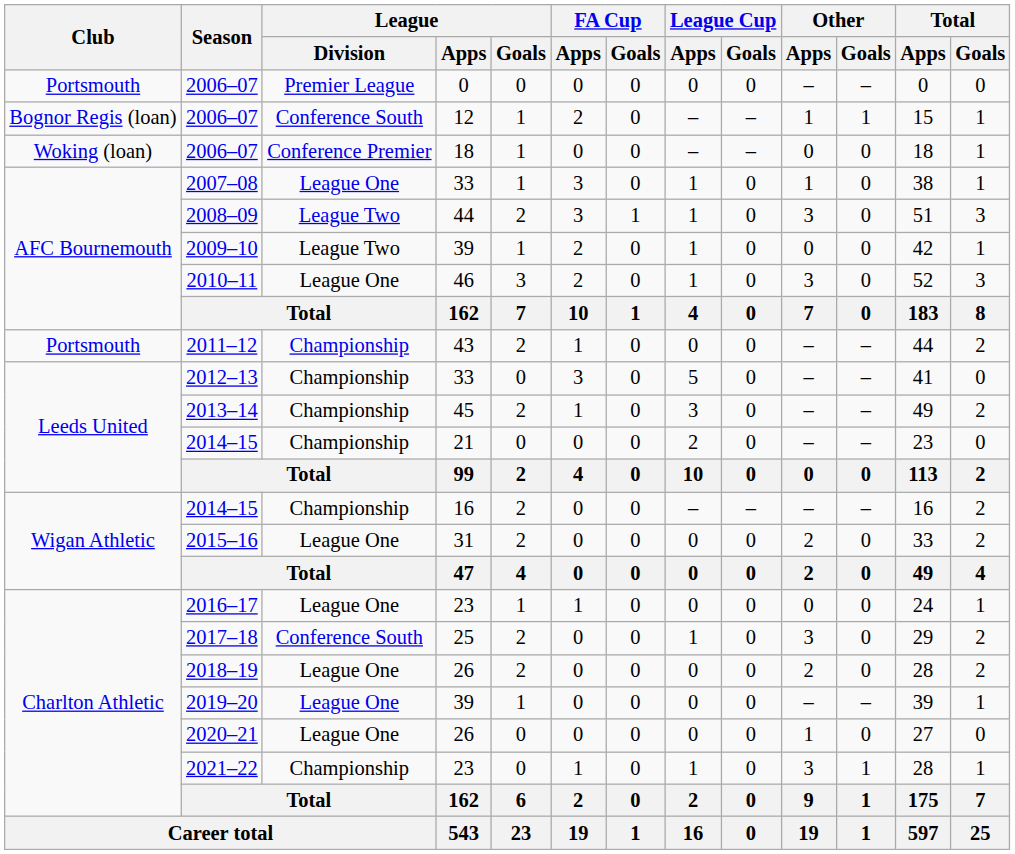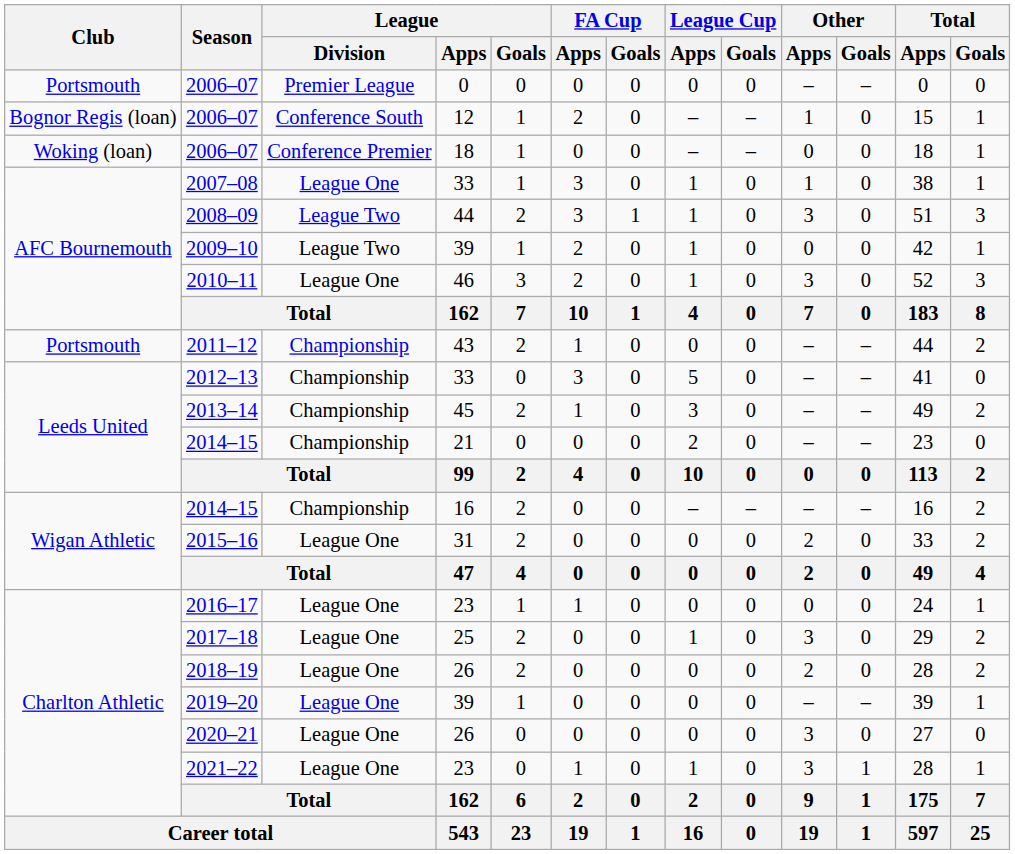(866, 118) 1 -> (866, 118) 0
(349, 637) Conference South -> (349, 637) League One
(809, 735) 1 -> (809, 735) 3
(349, 767) Championship -> (349, 767) League One
